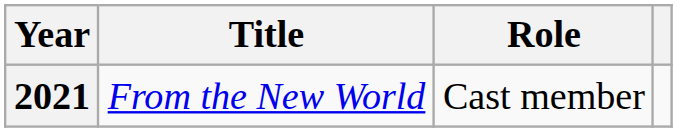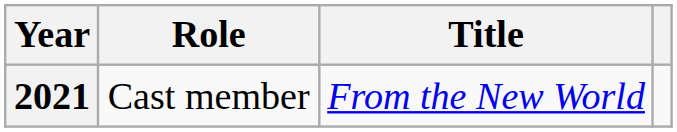columns swapped: (267, 34) <-> (544, 34)
